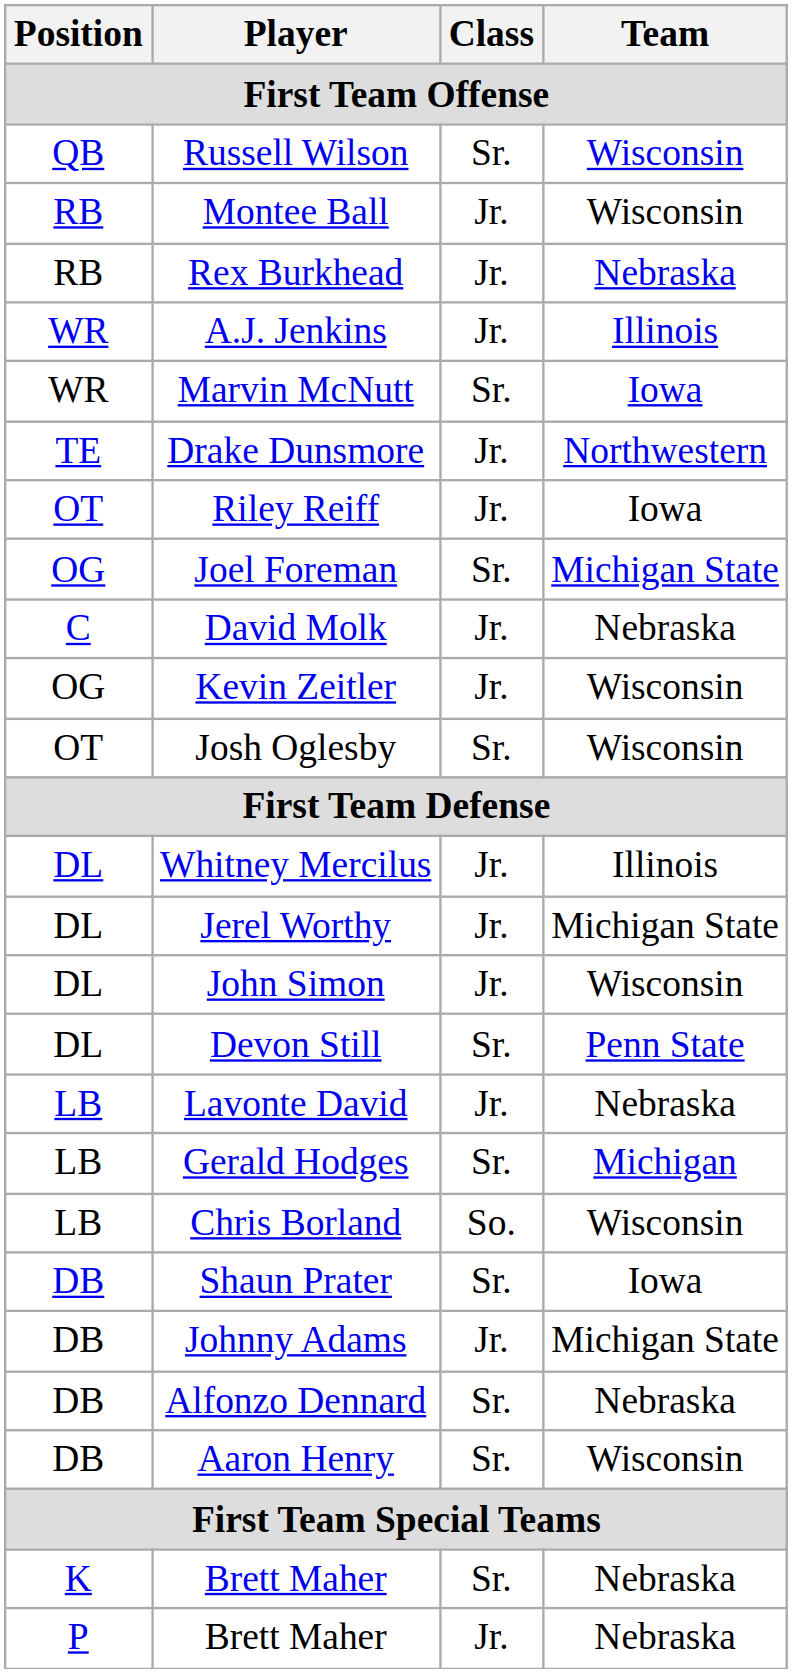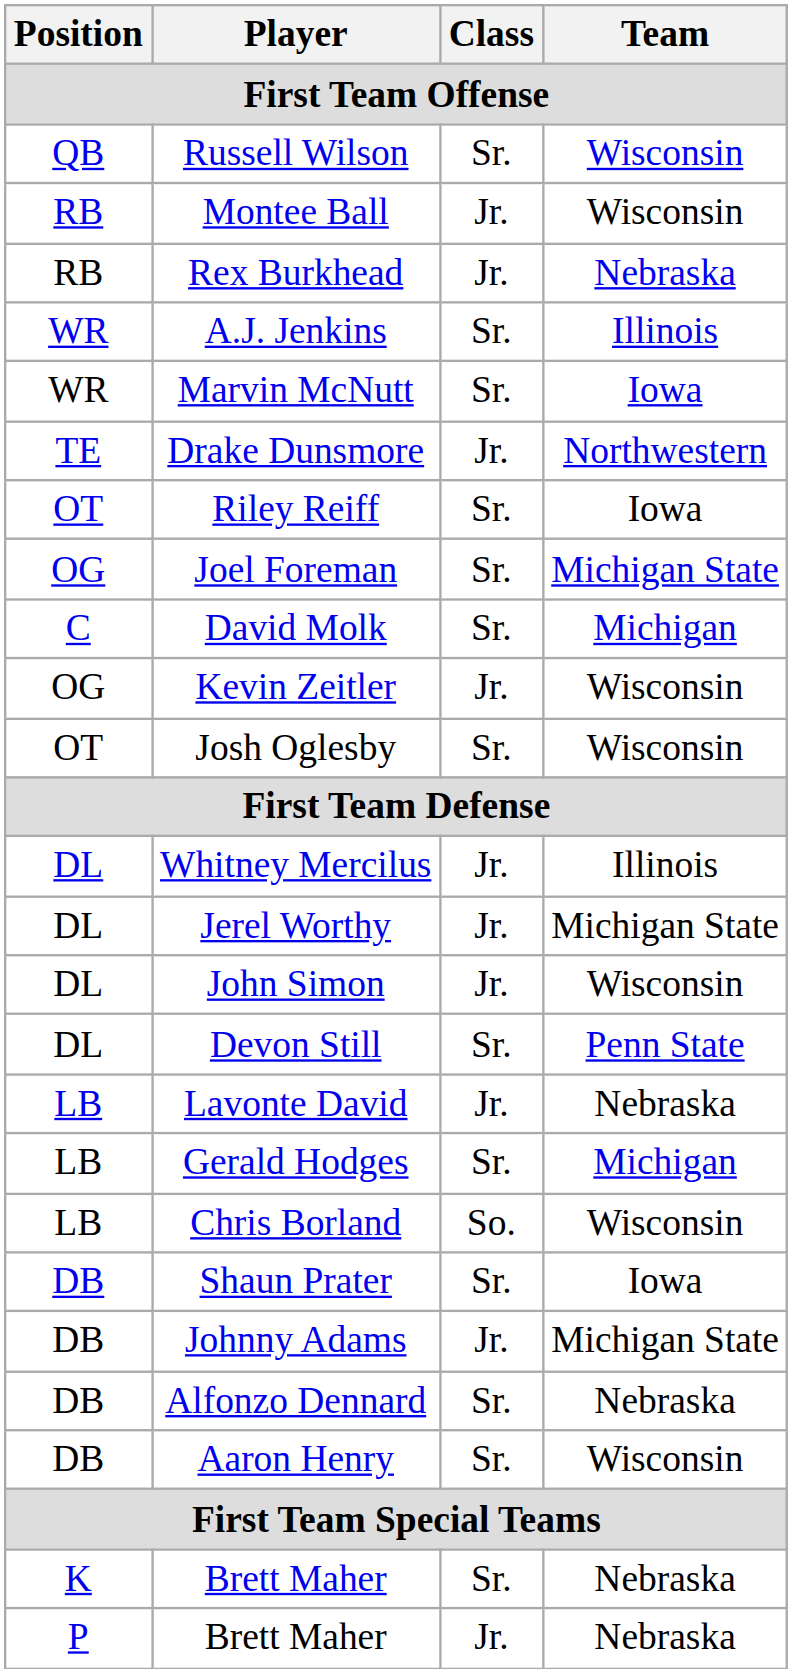(491, 331) Jr. -> (491, 331) Sr.
(491, 509) Jr. -> (491, 509) Sr.
(491, 627) Jr. -> (491, 627) Sr.
(665, 627) Nebraska -> (665, 627) Michigan
